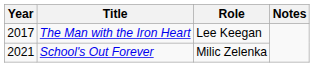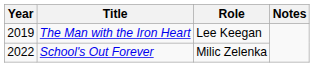(21, 33) 2017 -> (21, 33) 2019
(21, 52) 2021 -> (21, 52) 2022
